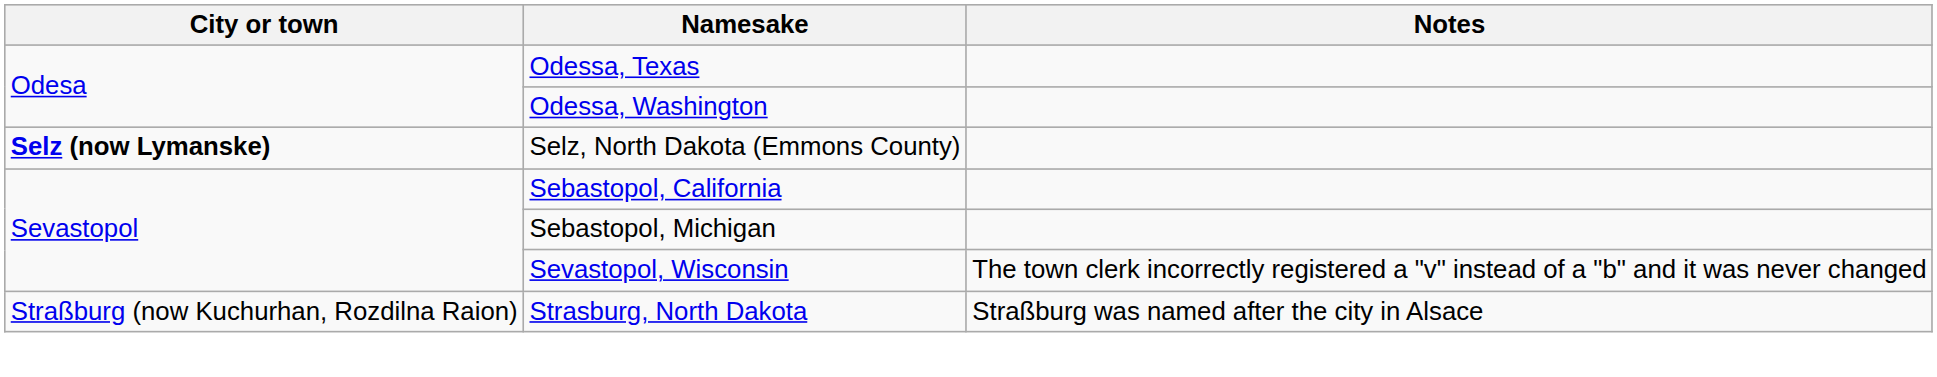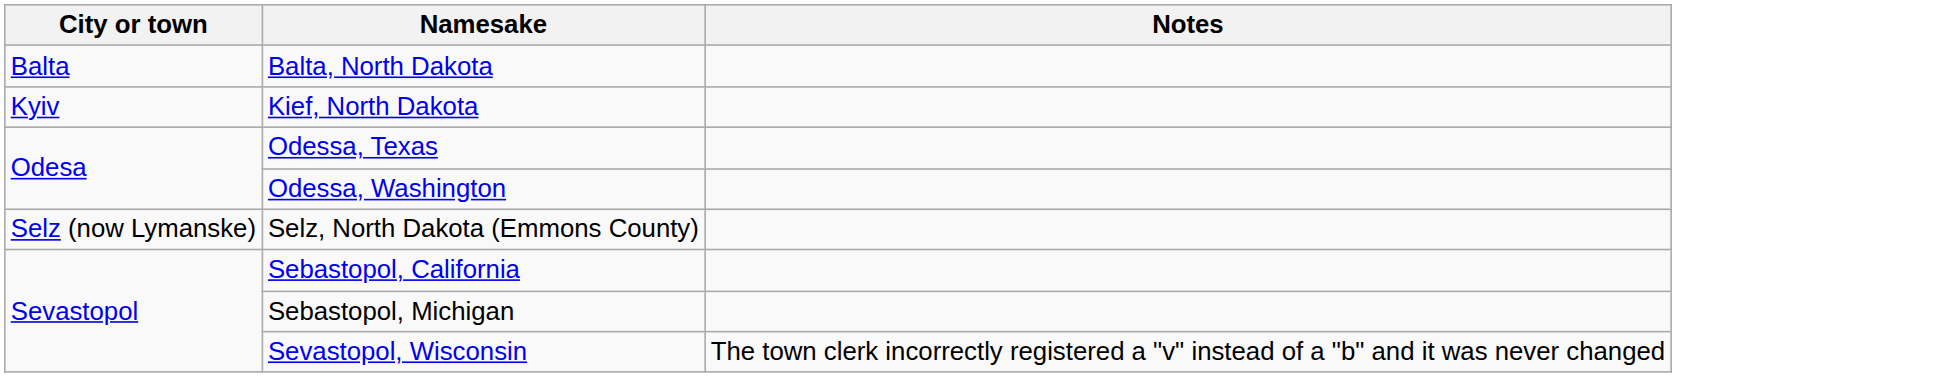+ row: (380, 65)
+ row: (373, 106)
(141, 147) bold -> (133, 229) normal
- row: (668, 310)
